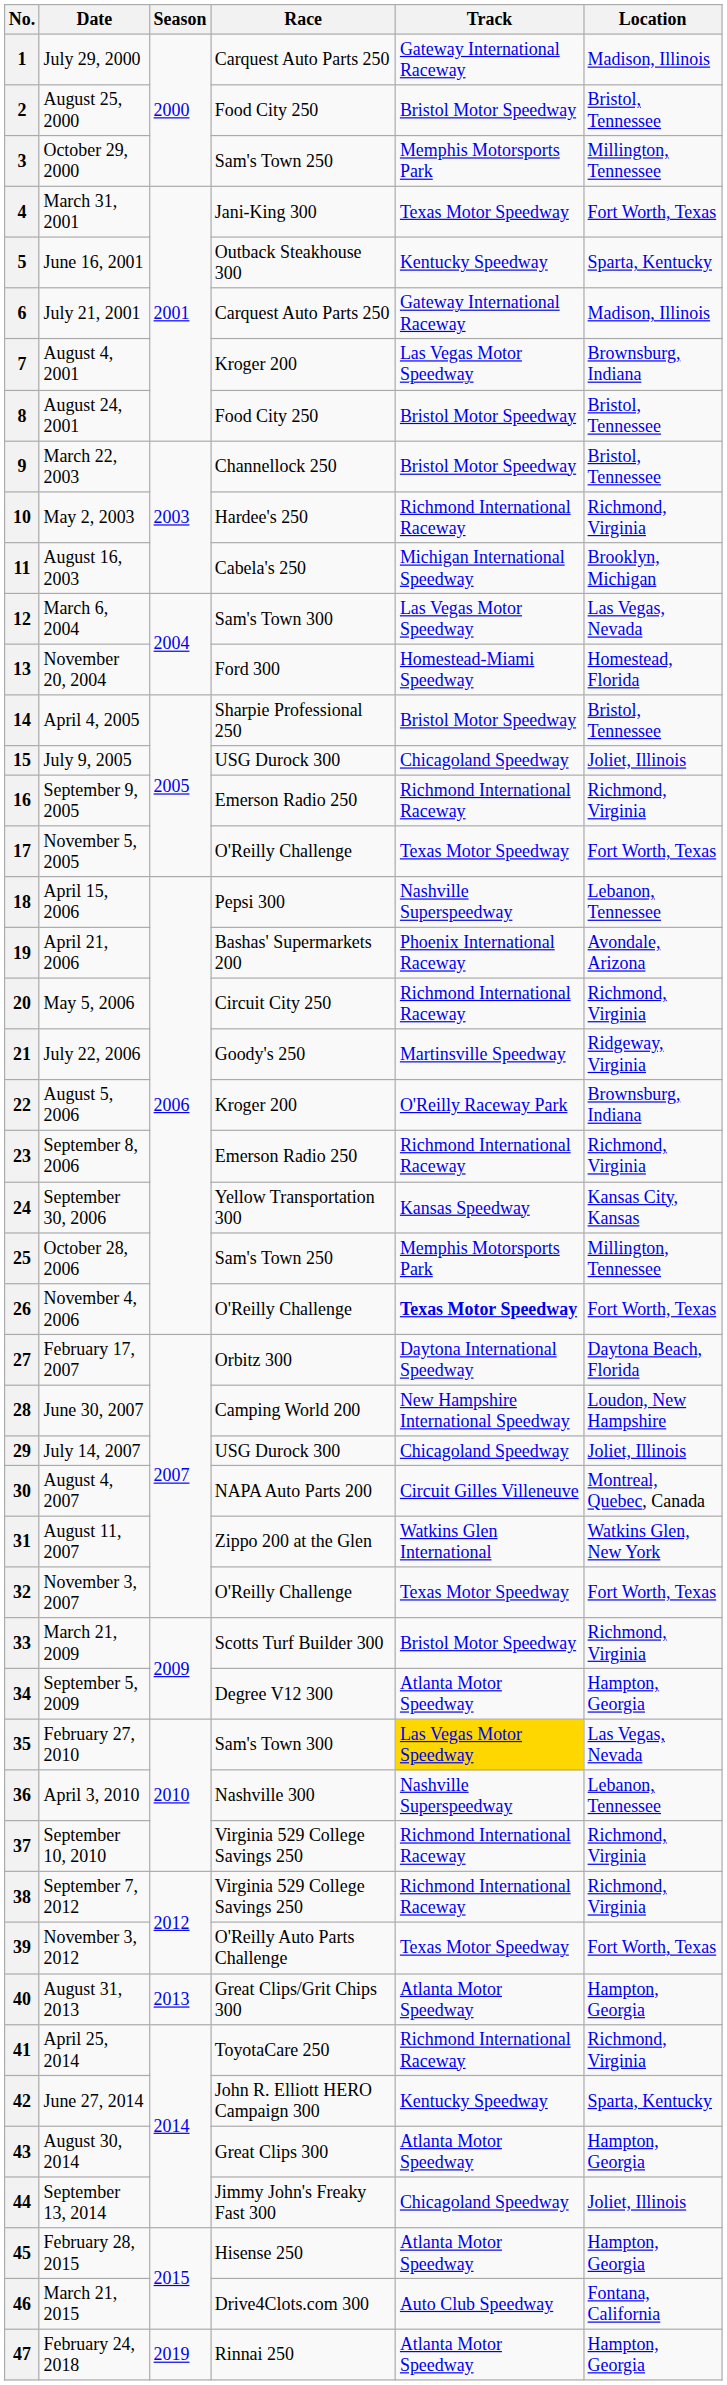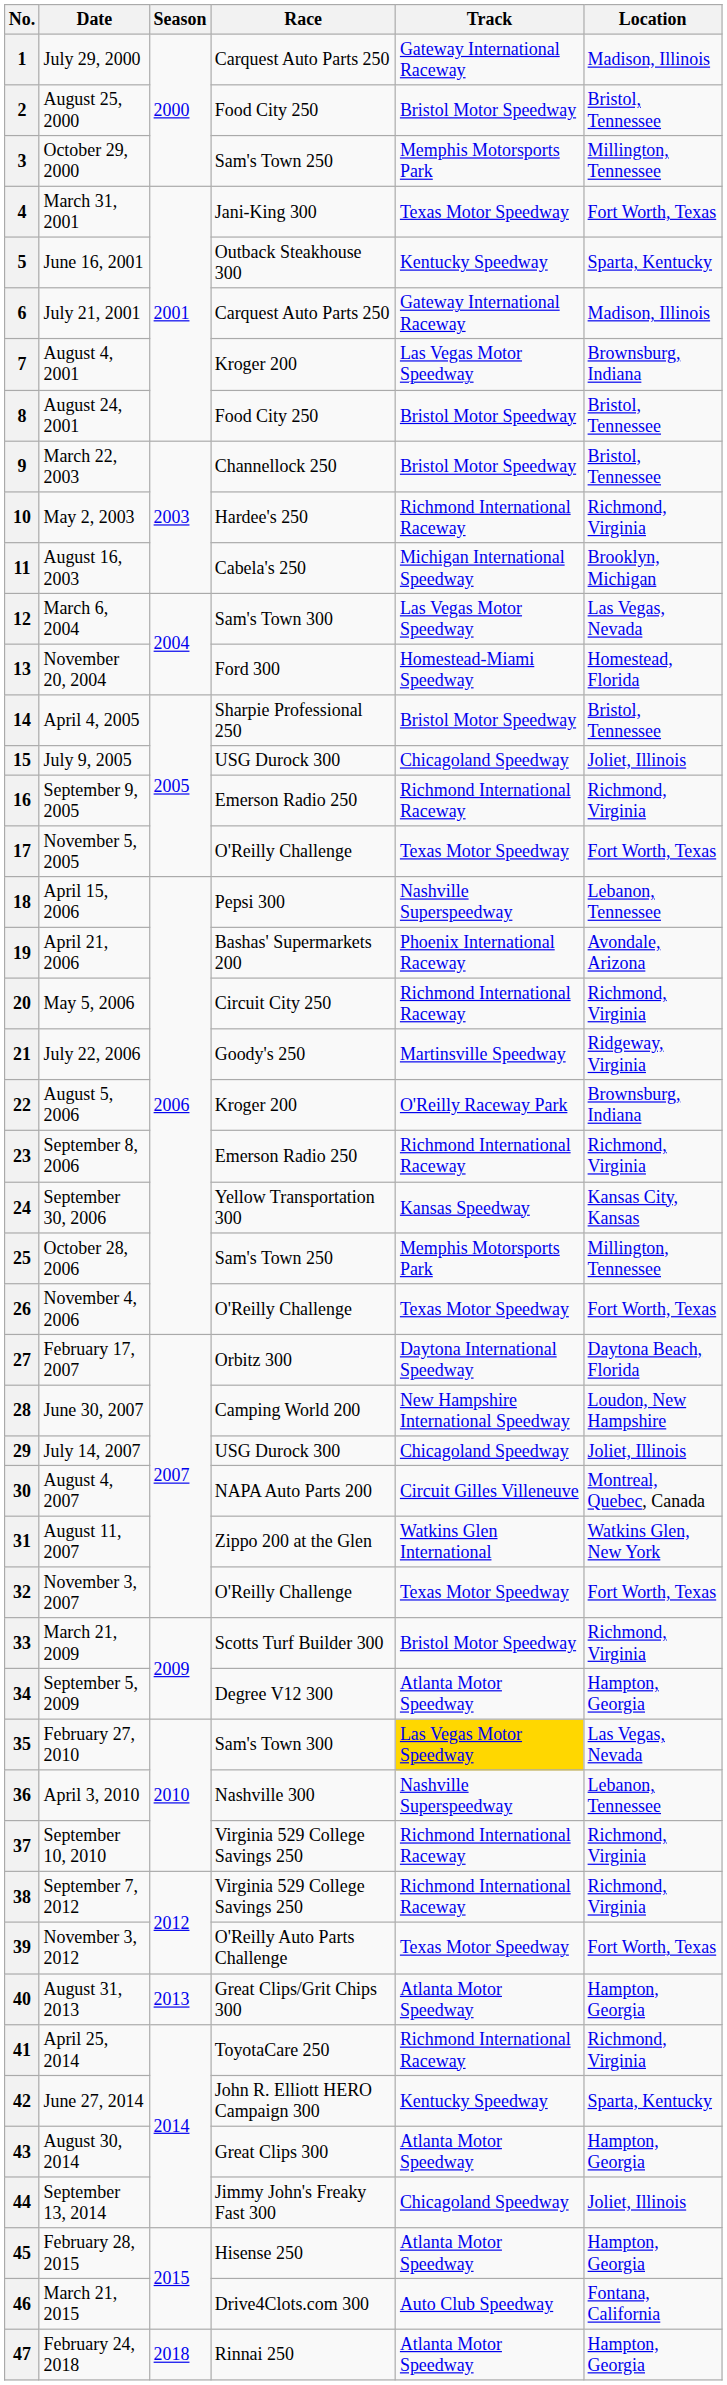(489, 1308) bold -> (484, 1308) normal
(172, 2354) 2019 -> (172, 2354) 2018
